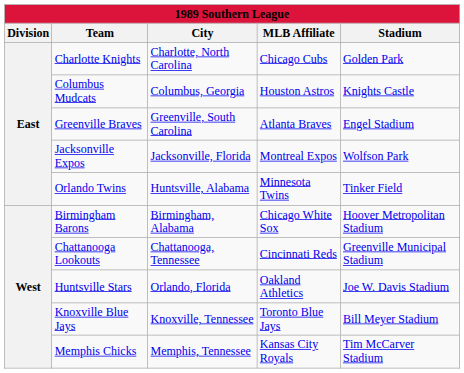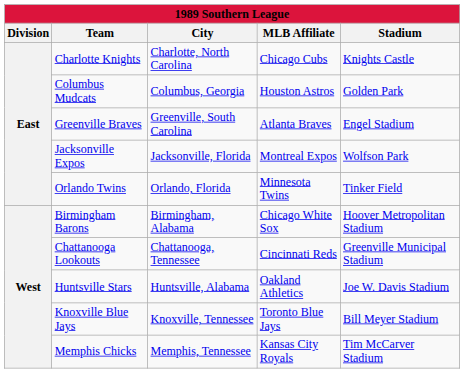(373, 58) Golden Park -> (379, 58) Knights Castle
(379, 91) Knights Castle -> (373, 91) Golden Park
(200, 188) Huntsville, Alabama -> (191, 188) Orlando, Florida
(191, 286) Orlando, Florida -> (200, 286) Huntsville, Alabama
